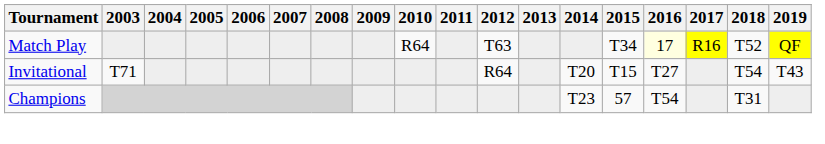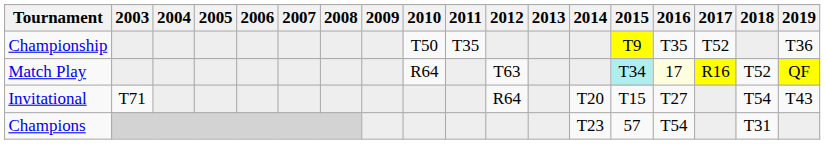+ row: (58, 44)
(623, 44) no background -> (632, 71) paleturquoise background
